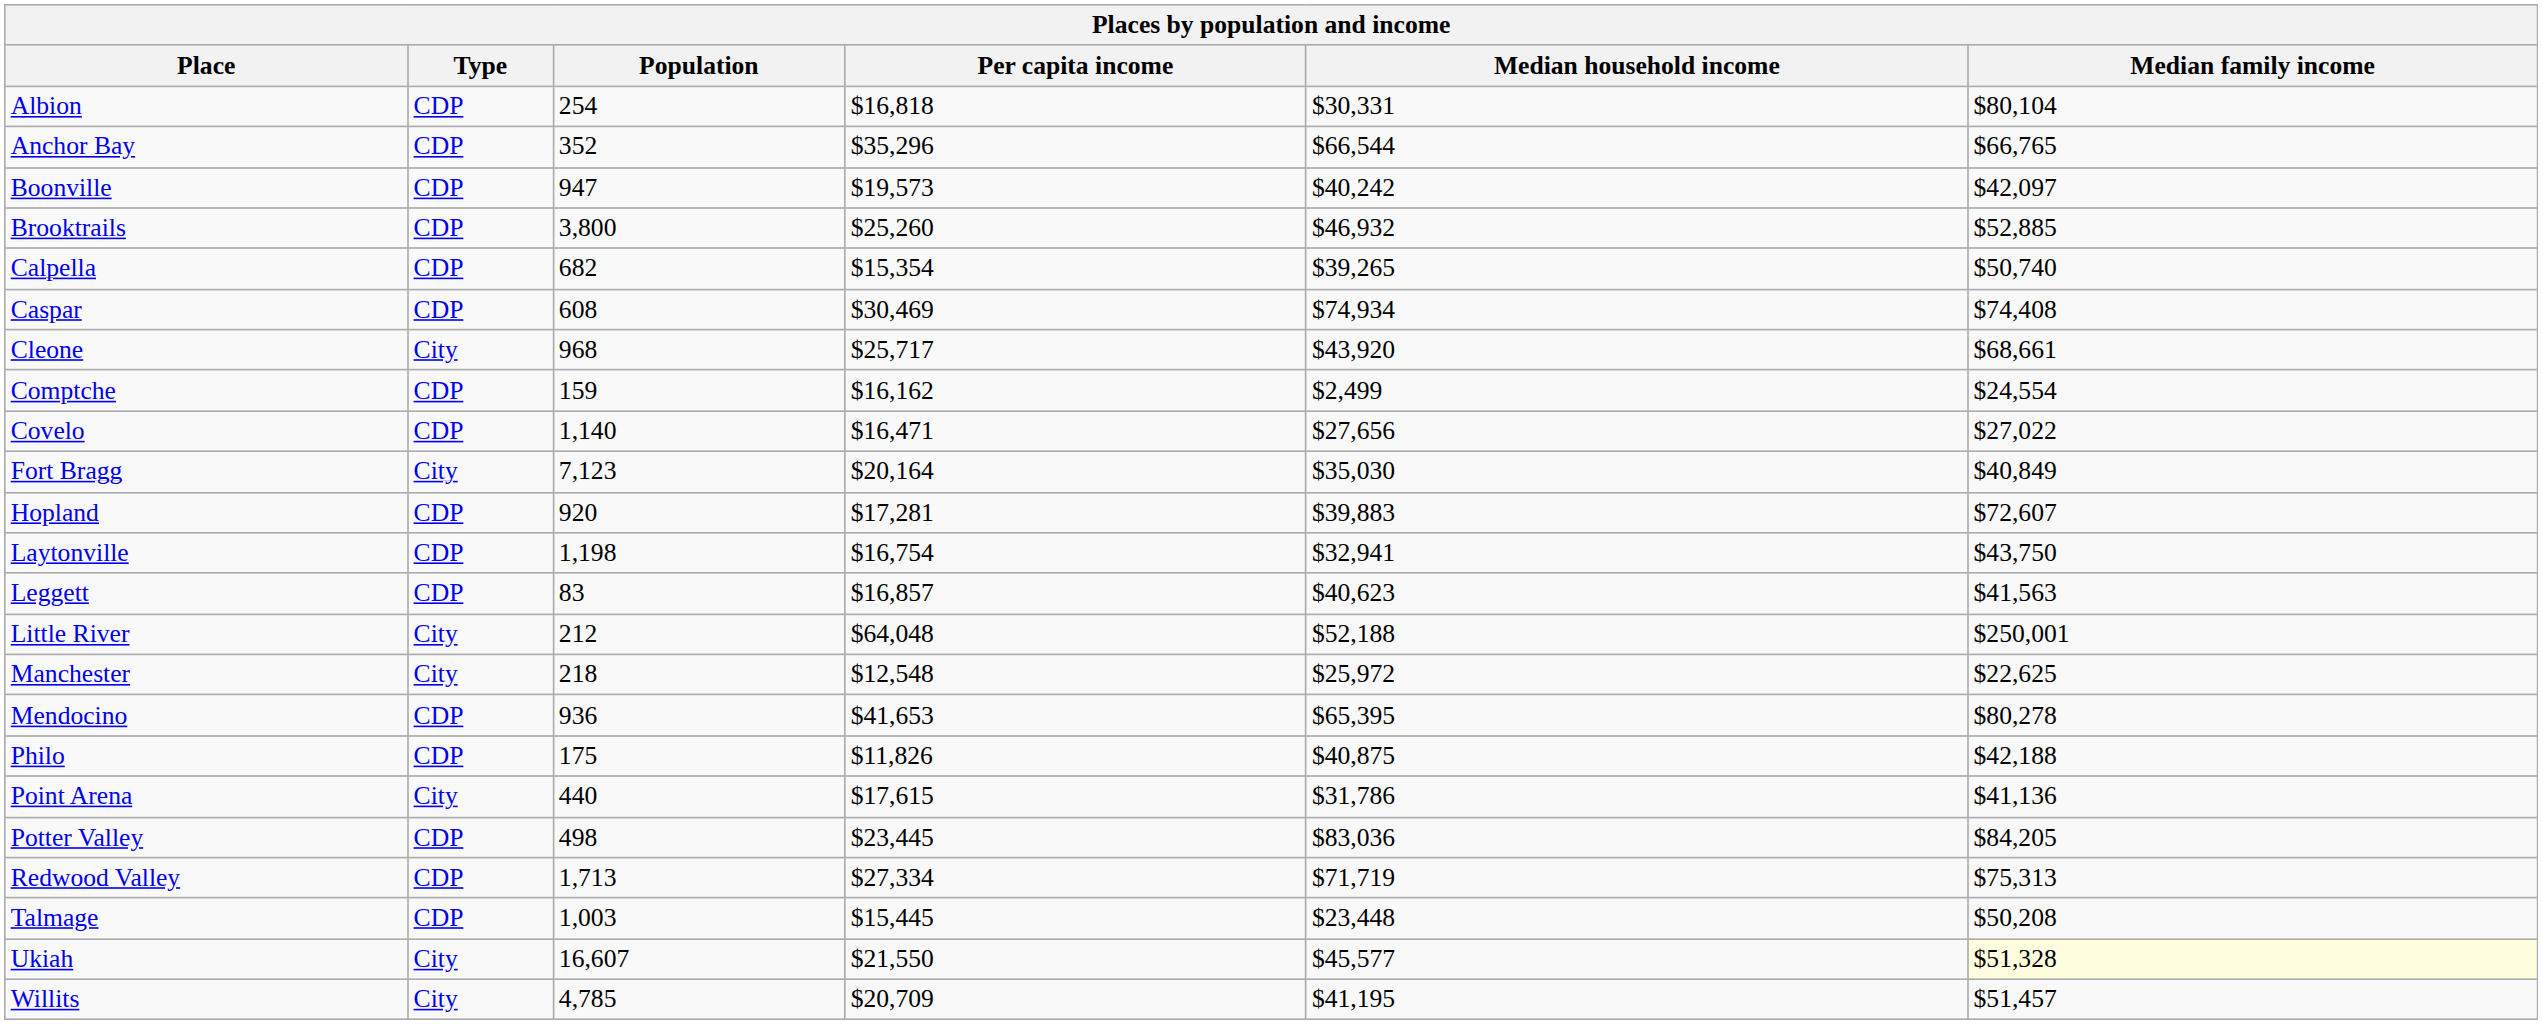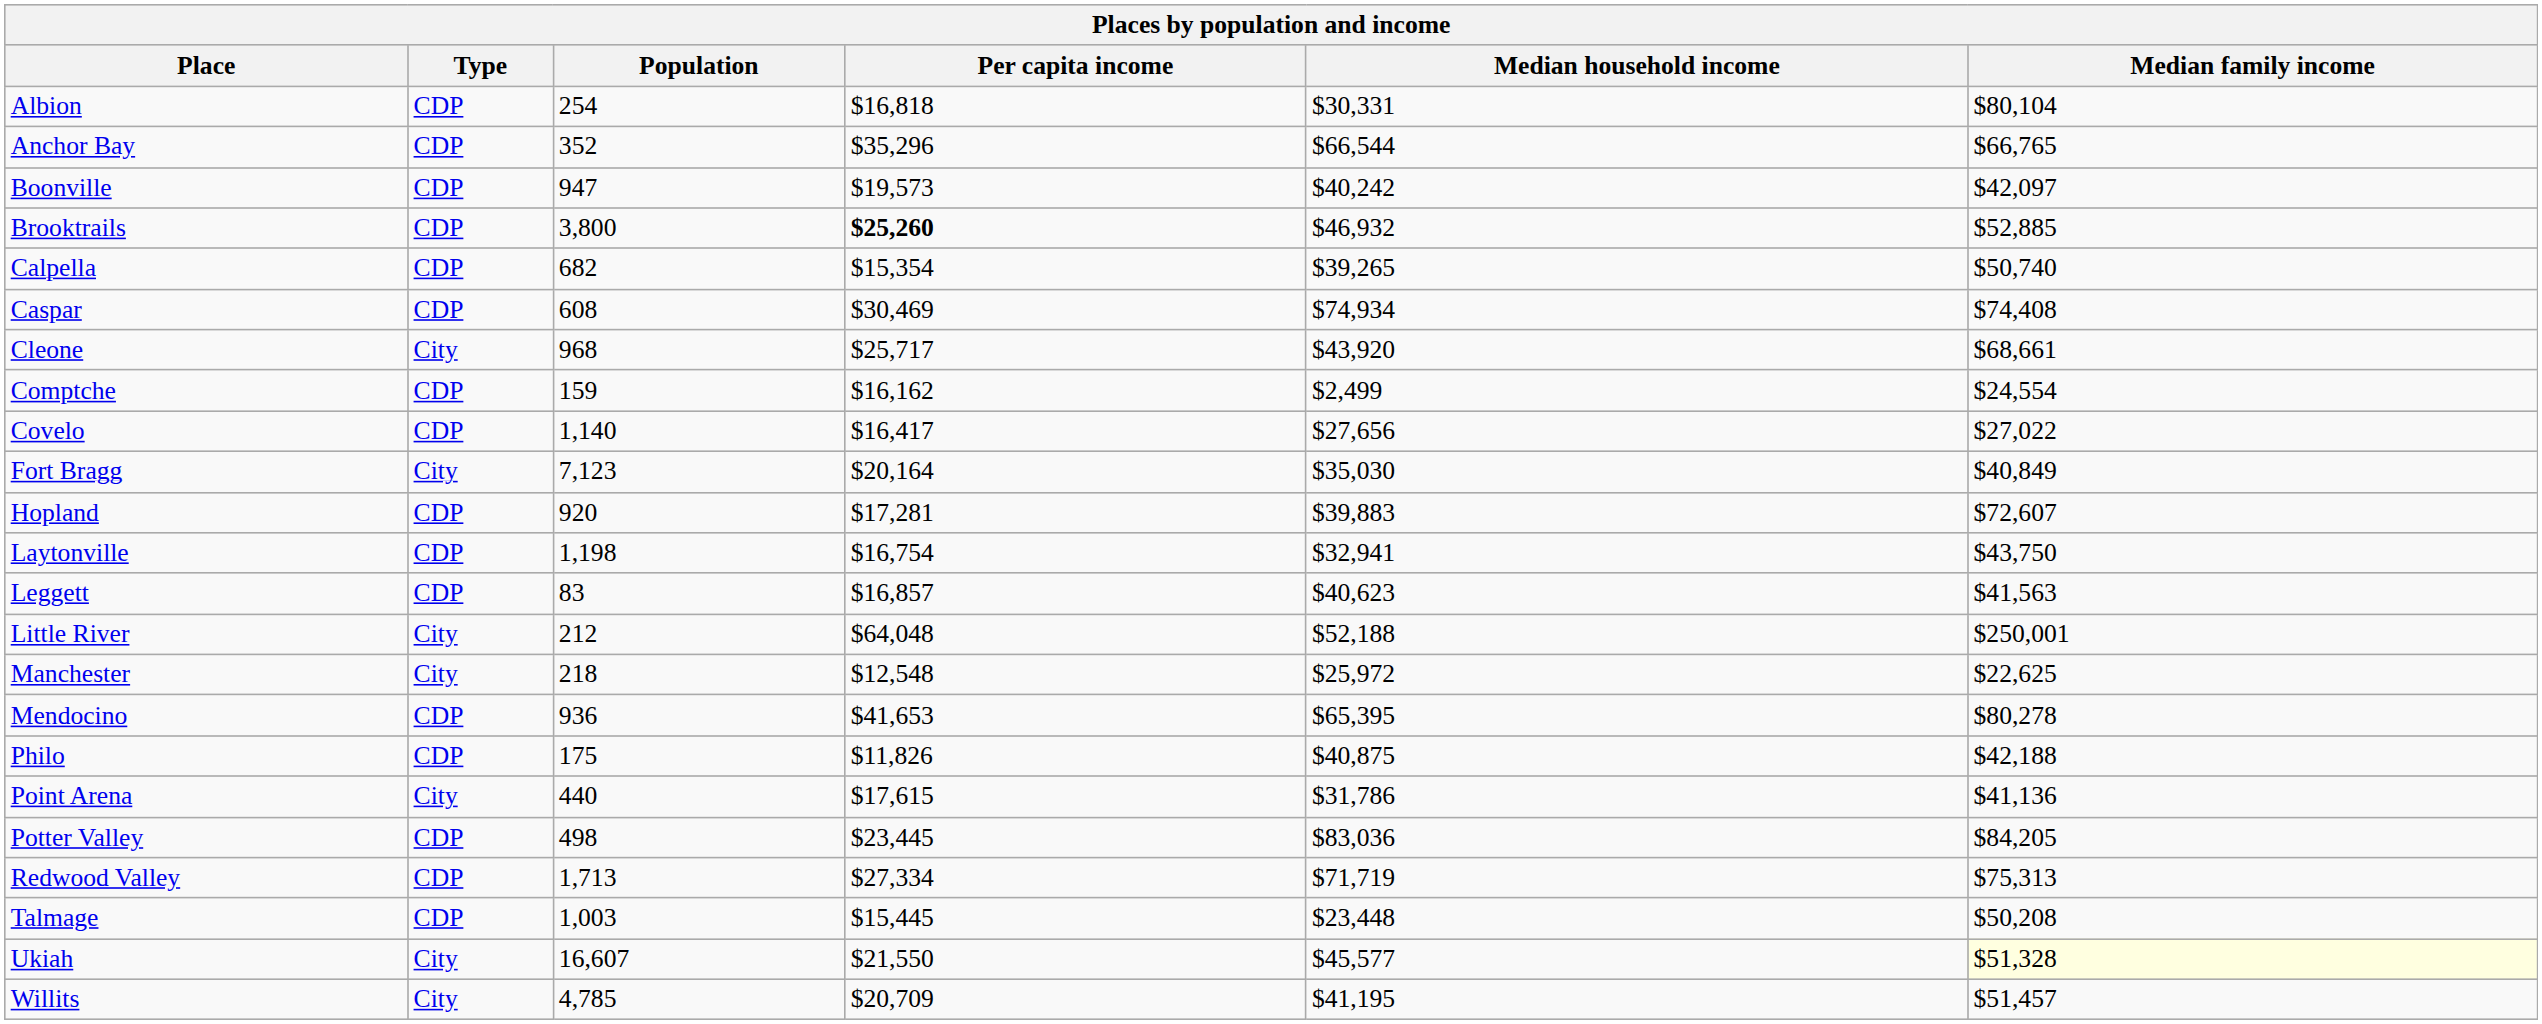(892, 227) normal -> (892, 227) bold
(892, 430) $16,471 -> (892, 430) $16,417
